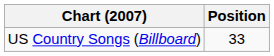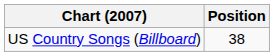(237, 39) 33 -> (237, 39) 38
